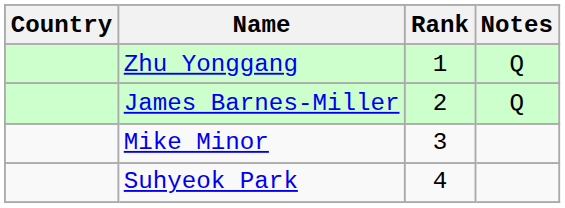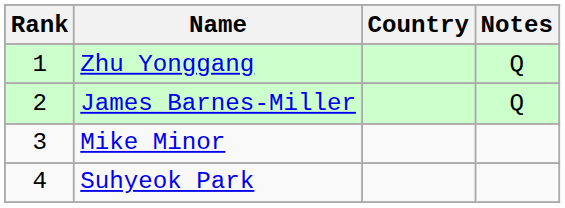columns swapped: (440, 25) <-> (61, 25)
